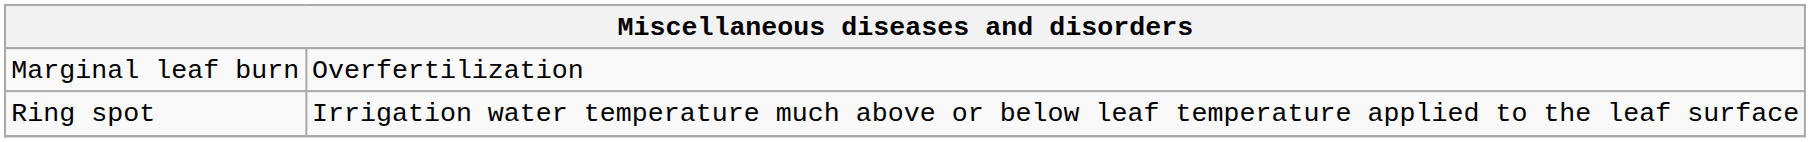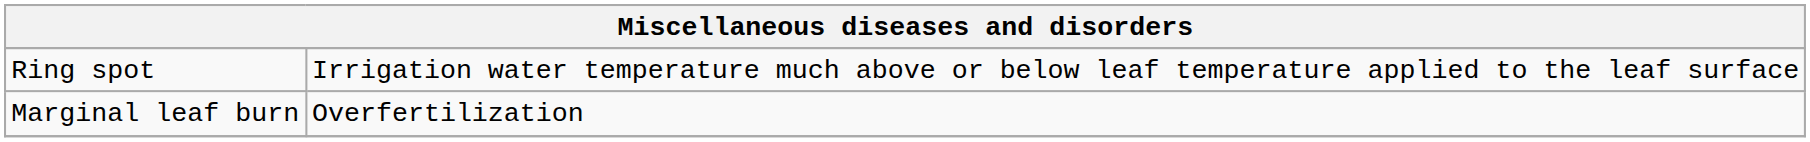rows swapped: (155, 70) <-> (83, 114)
